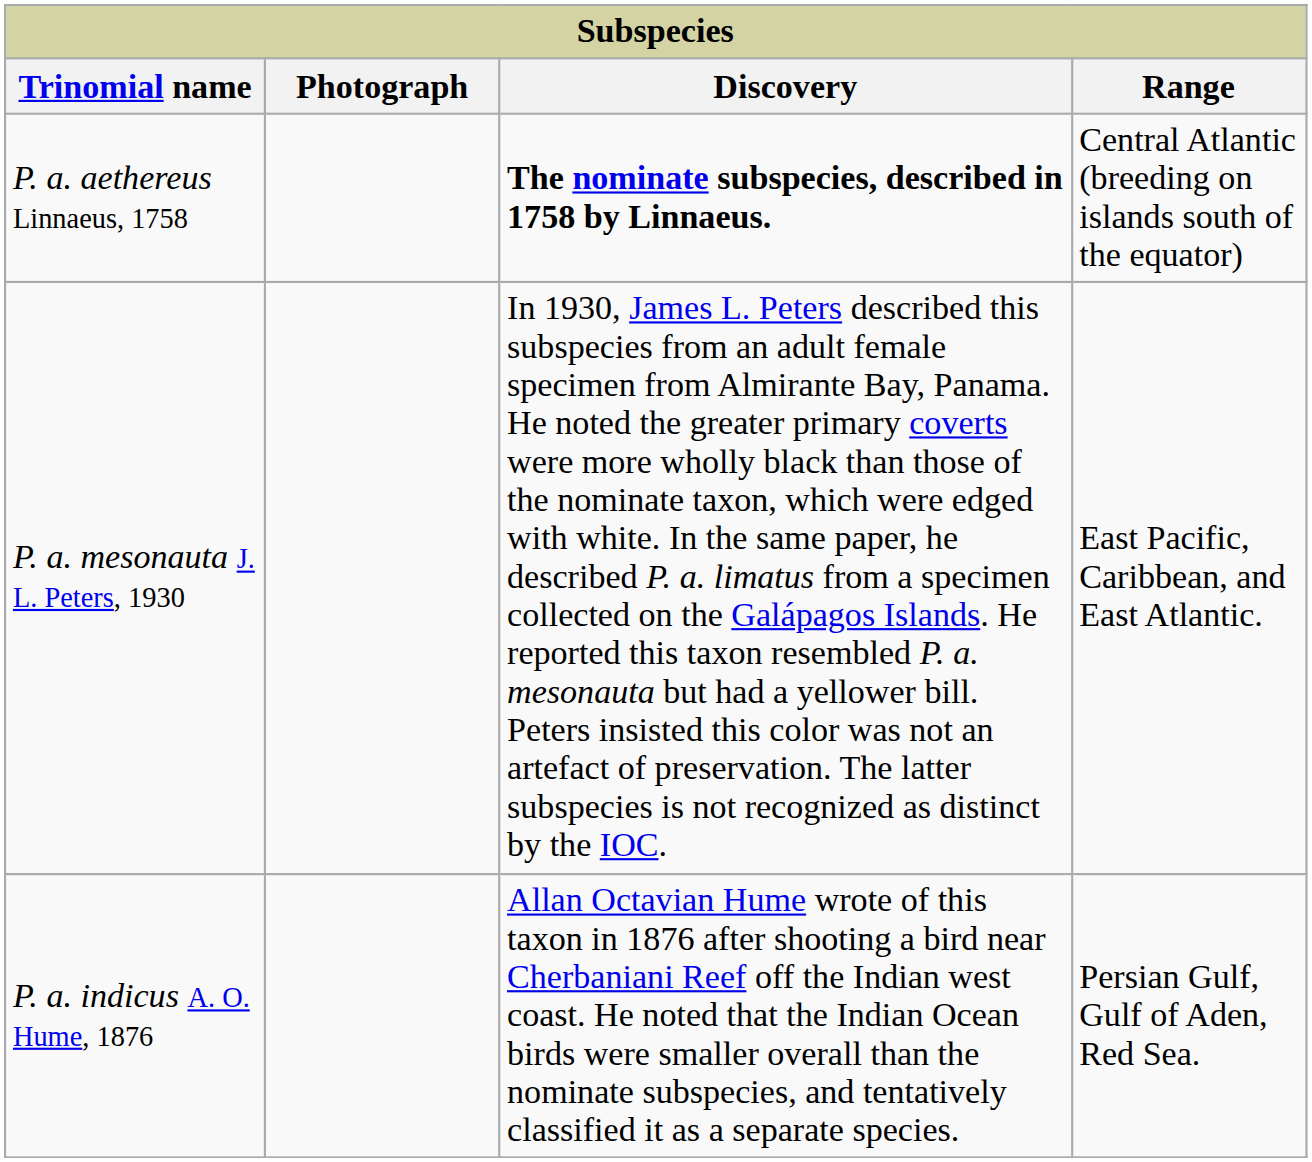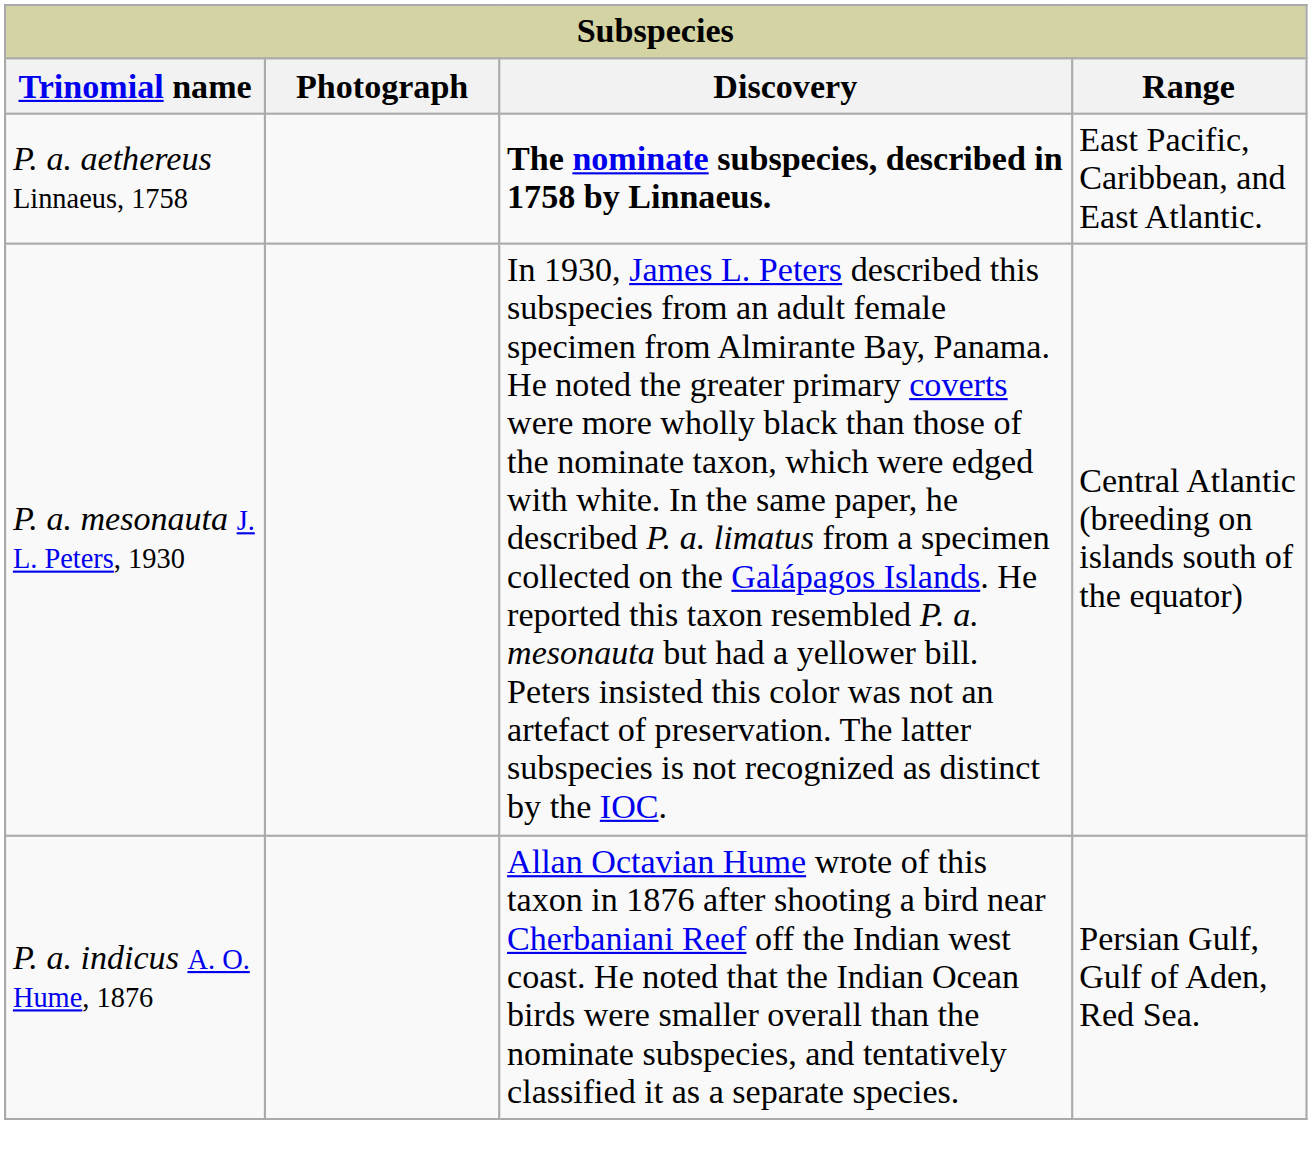(1188, 197) Central Atlantic (breeding on islands south of the equator) -> (1182, 177) East Pacific, Caribbean, and East Atlantic.
(1182, 577) East Pacific, Caribbean, and East Atlantic. -> (1188, 538) Central Atlantic (breeding on islands south of the equator)
